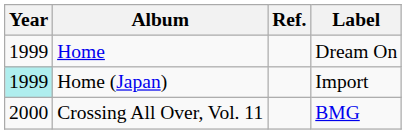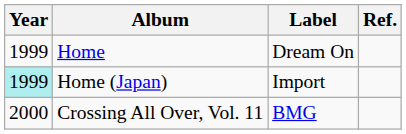columns swapped: (356, 19) <-> (289, 19)
